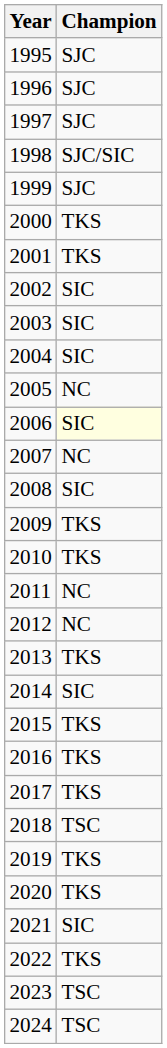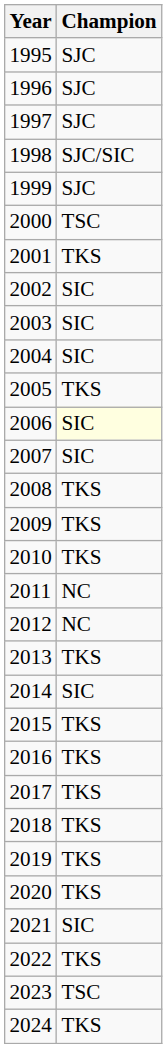(81, 222) TKS -> (81, 222) TSC
(76, 389) NC -> (81, 389) TKS
(76, 456) NC -> (78, 456) SIC
(78, 490) SIC -> (81, 490) TKS
(81, 825) TSC -> (81, 825) TKS
(81, 1026) TSC -> (81, 1026) TKS
